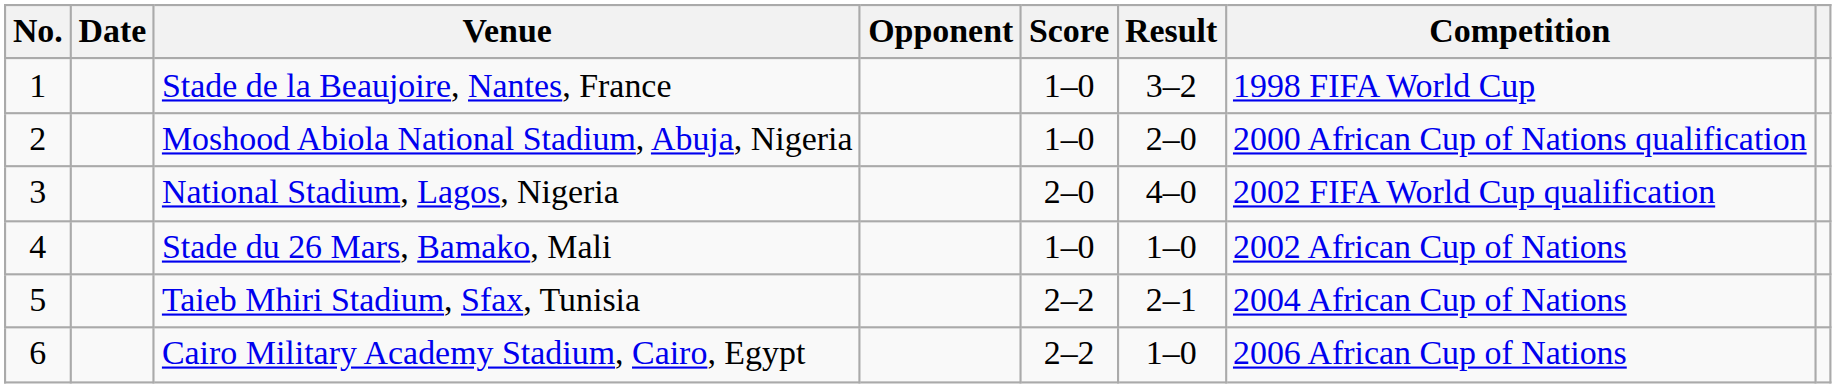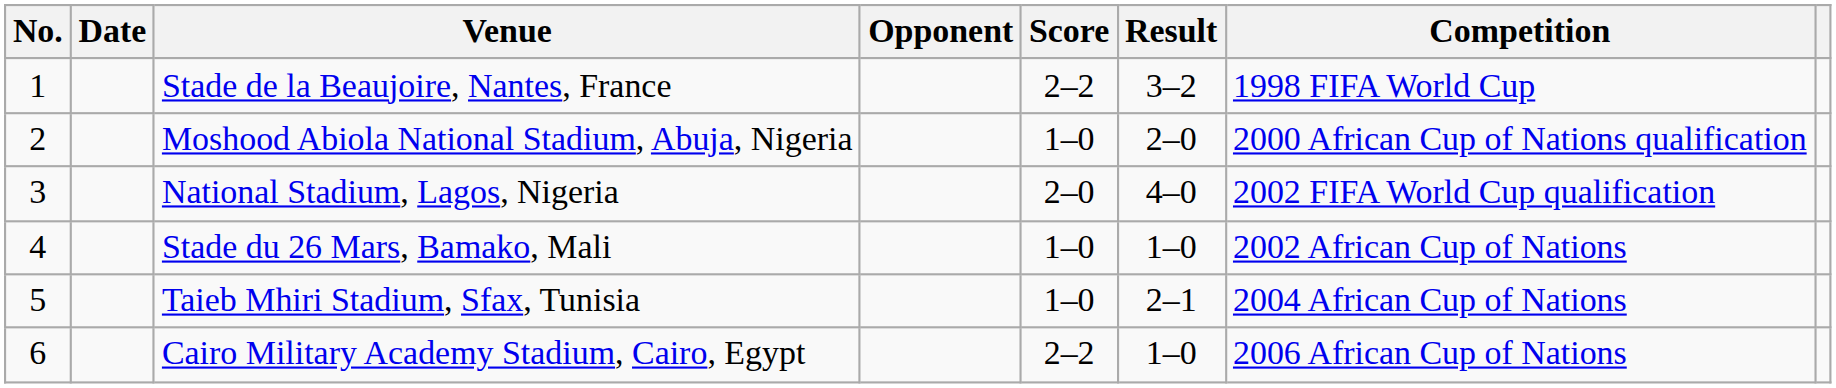(1069, 85) 1–0 -> (1069, 85) 2–2
(1069, 300) 2–2 -> (1069, 300) 1–0
